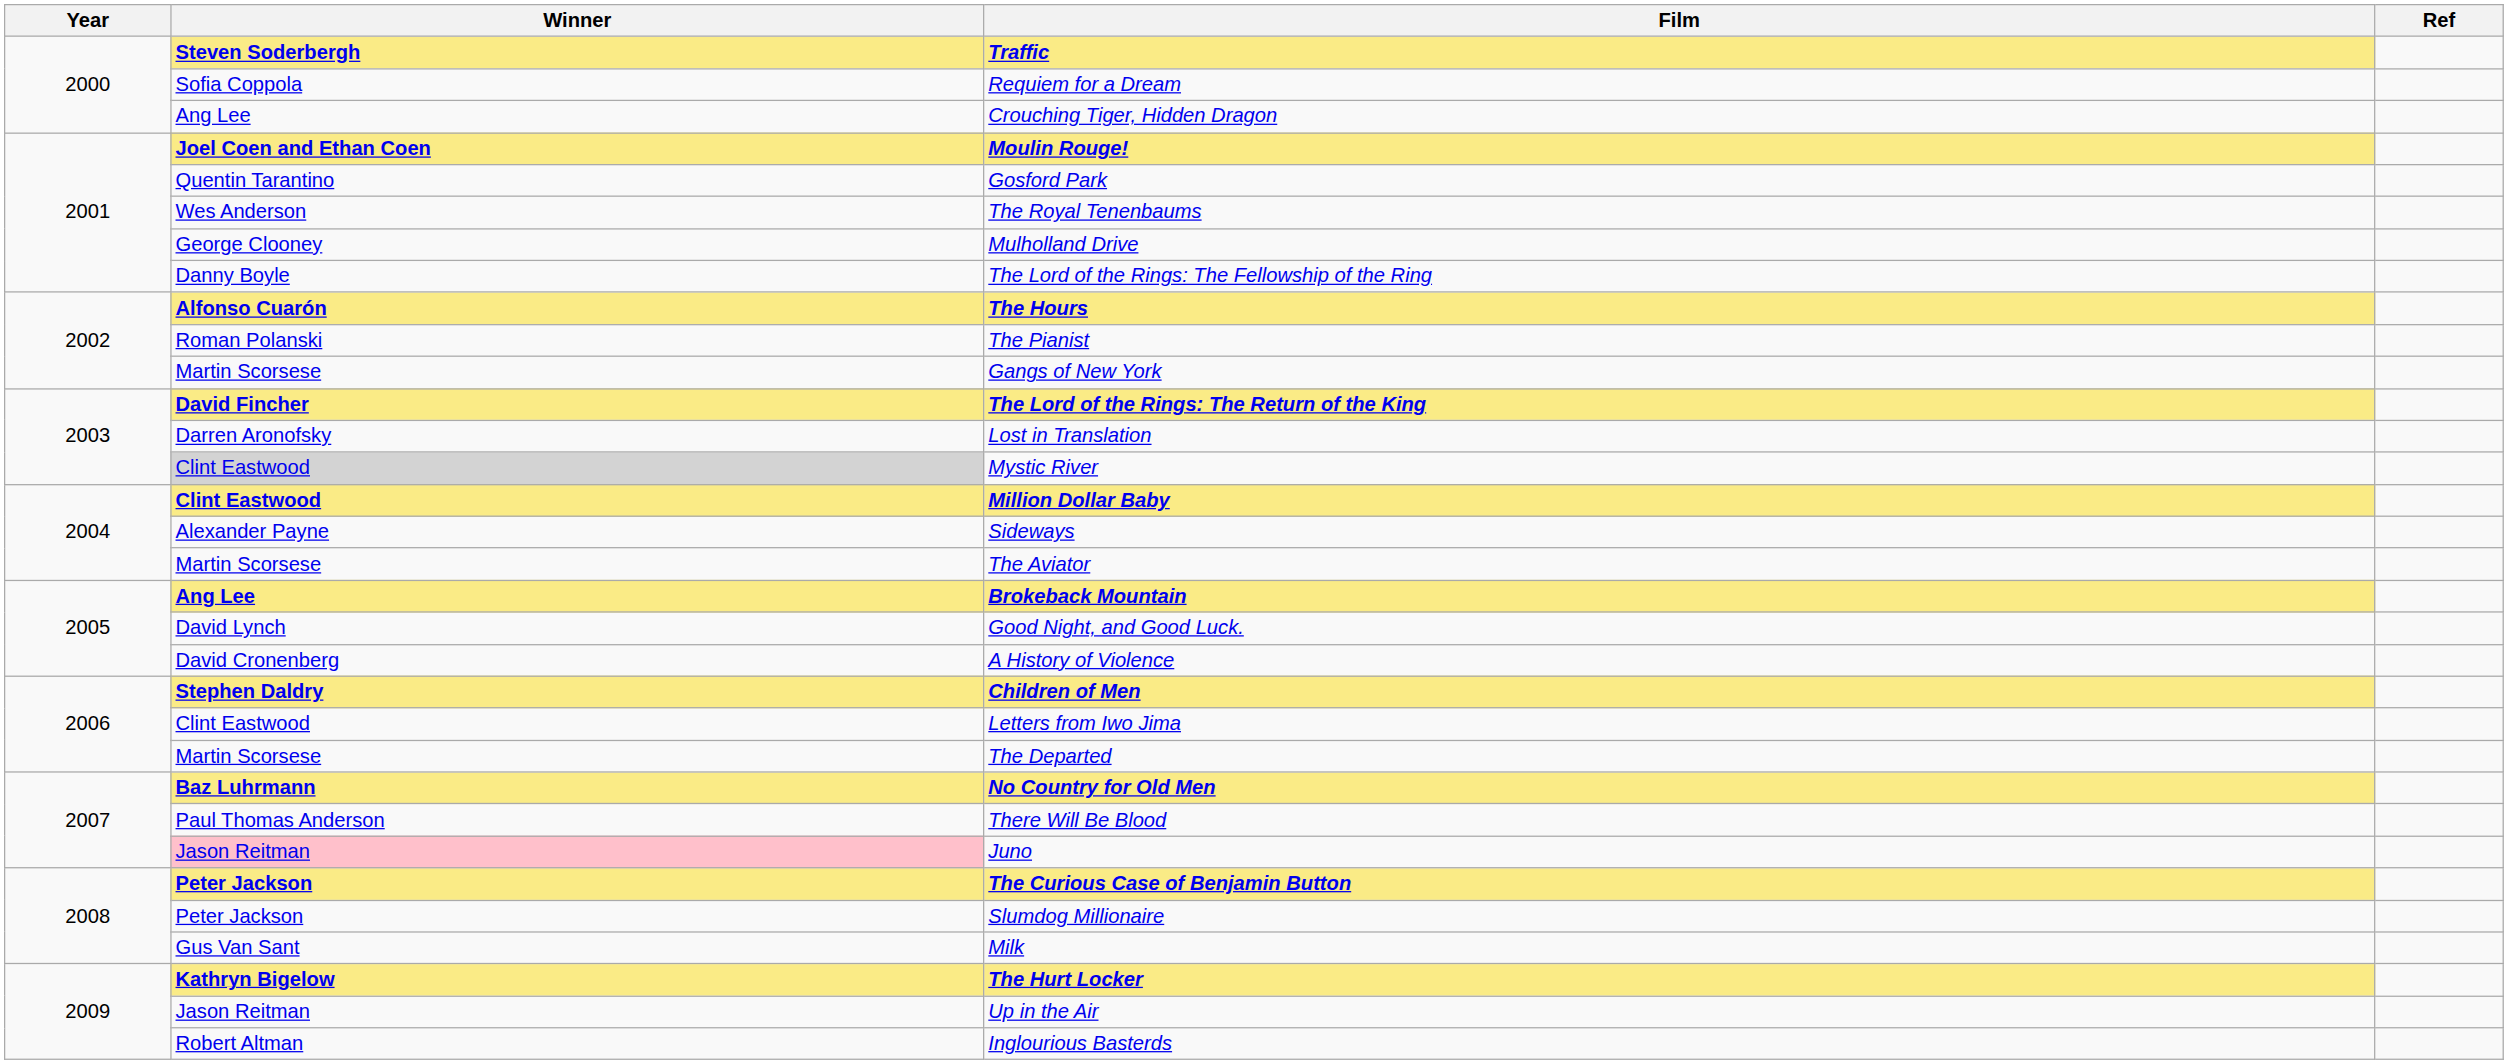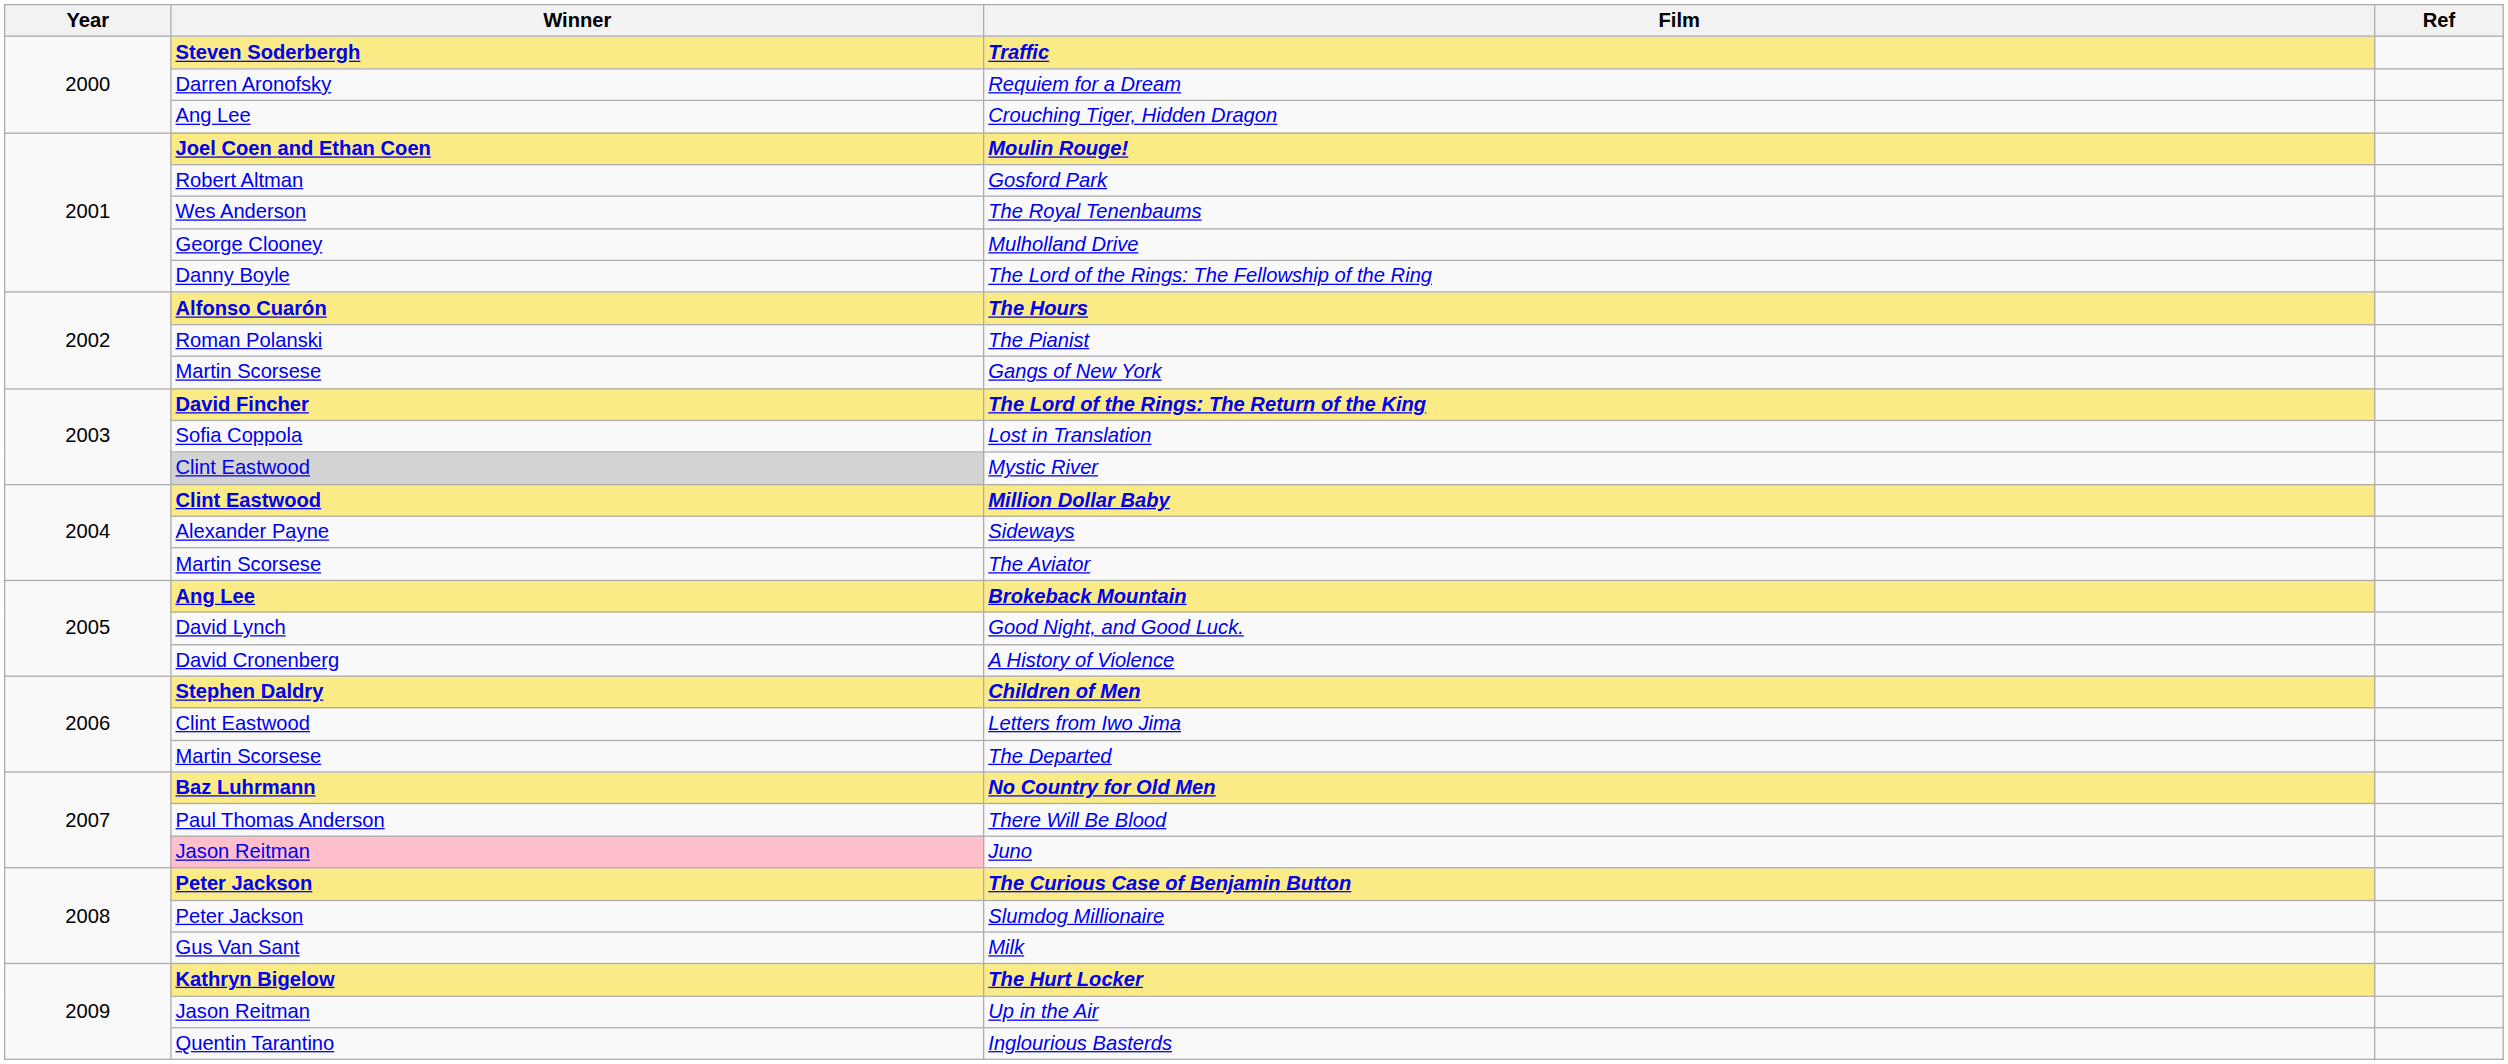(239, 84) Sofia Coppola -> (253, 84) Darren Aronofsky
(255, 180) Quentin Tarantino -> (239, 180) Robert Altman
(253, 436) Darren Aronofsky -> (239, 436) Sofia Coppola
(239, 1043) Robert Altman -> (255, 1043) Quentin Tarantino
